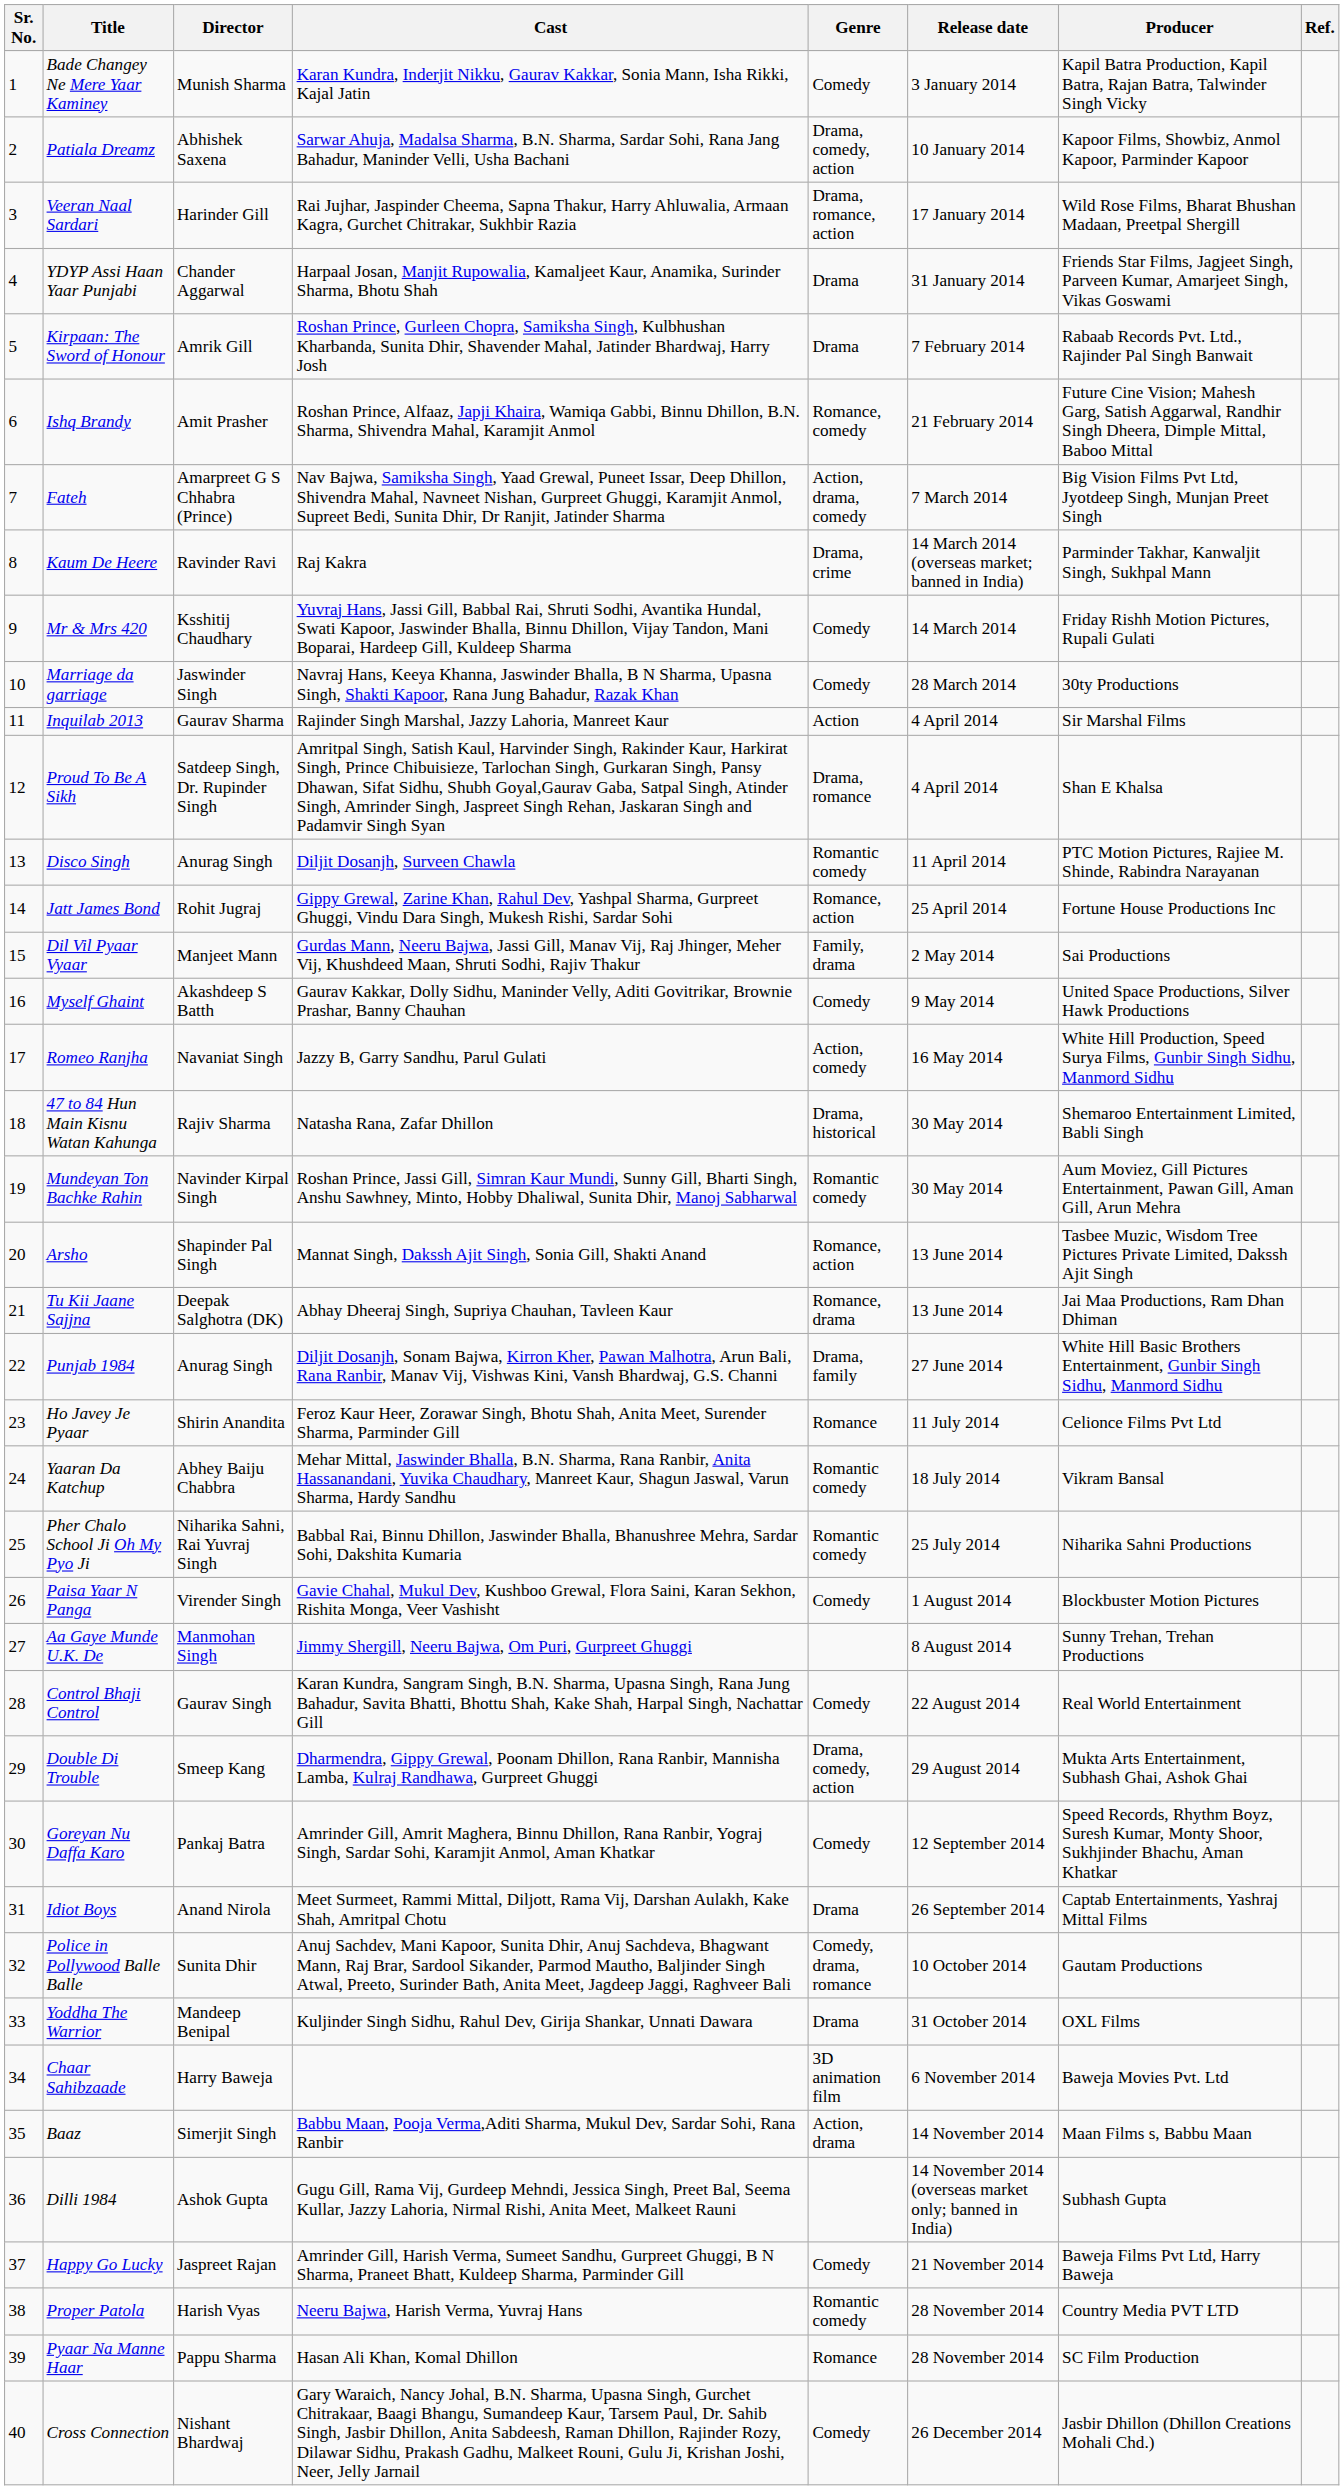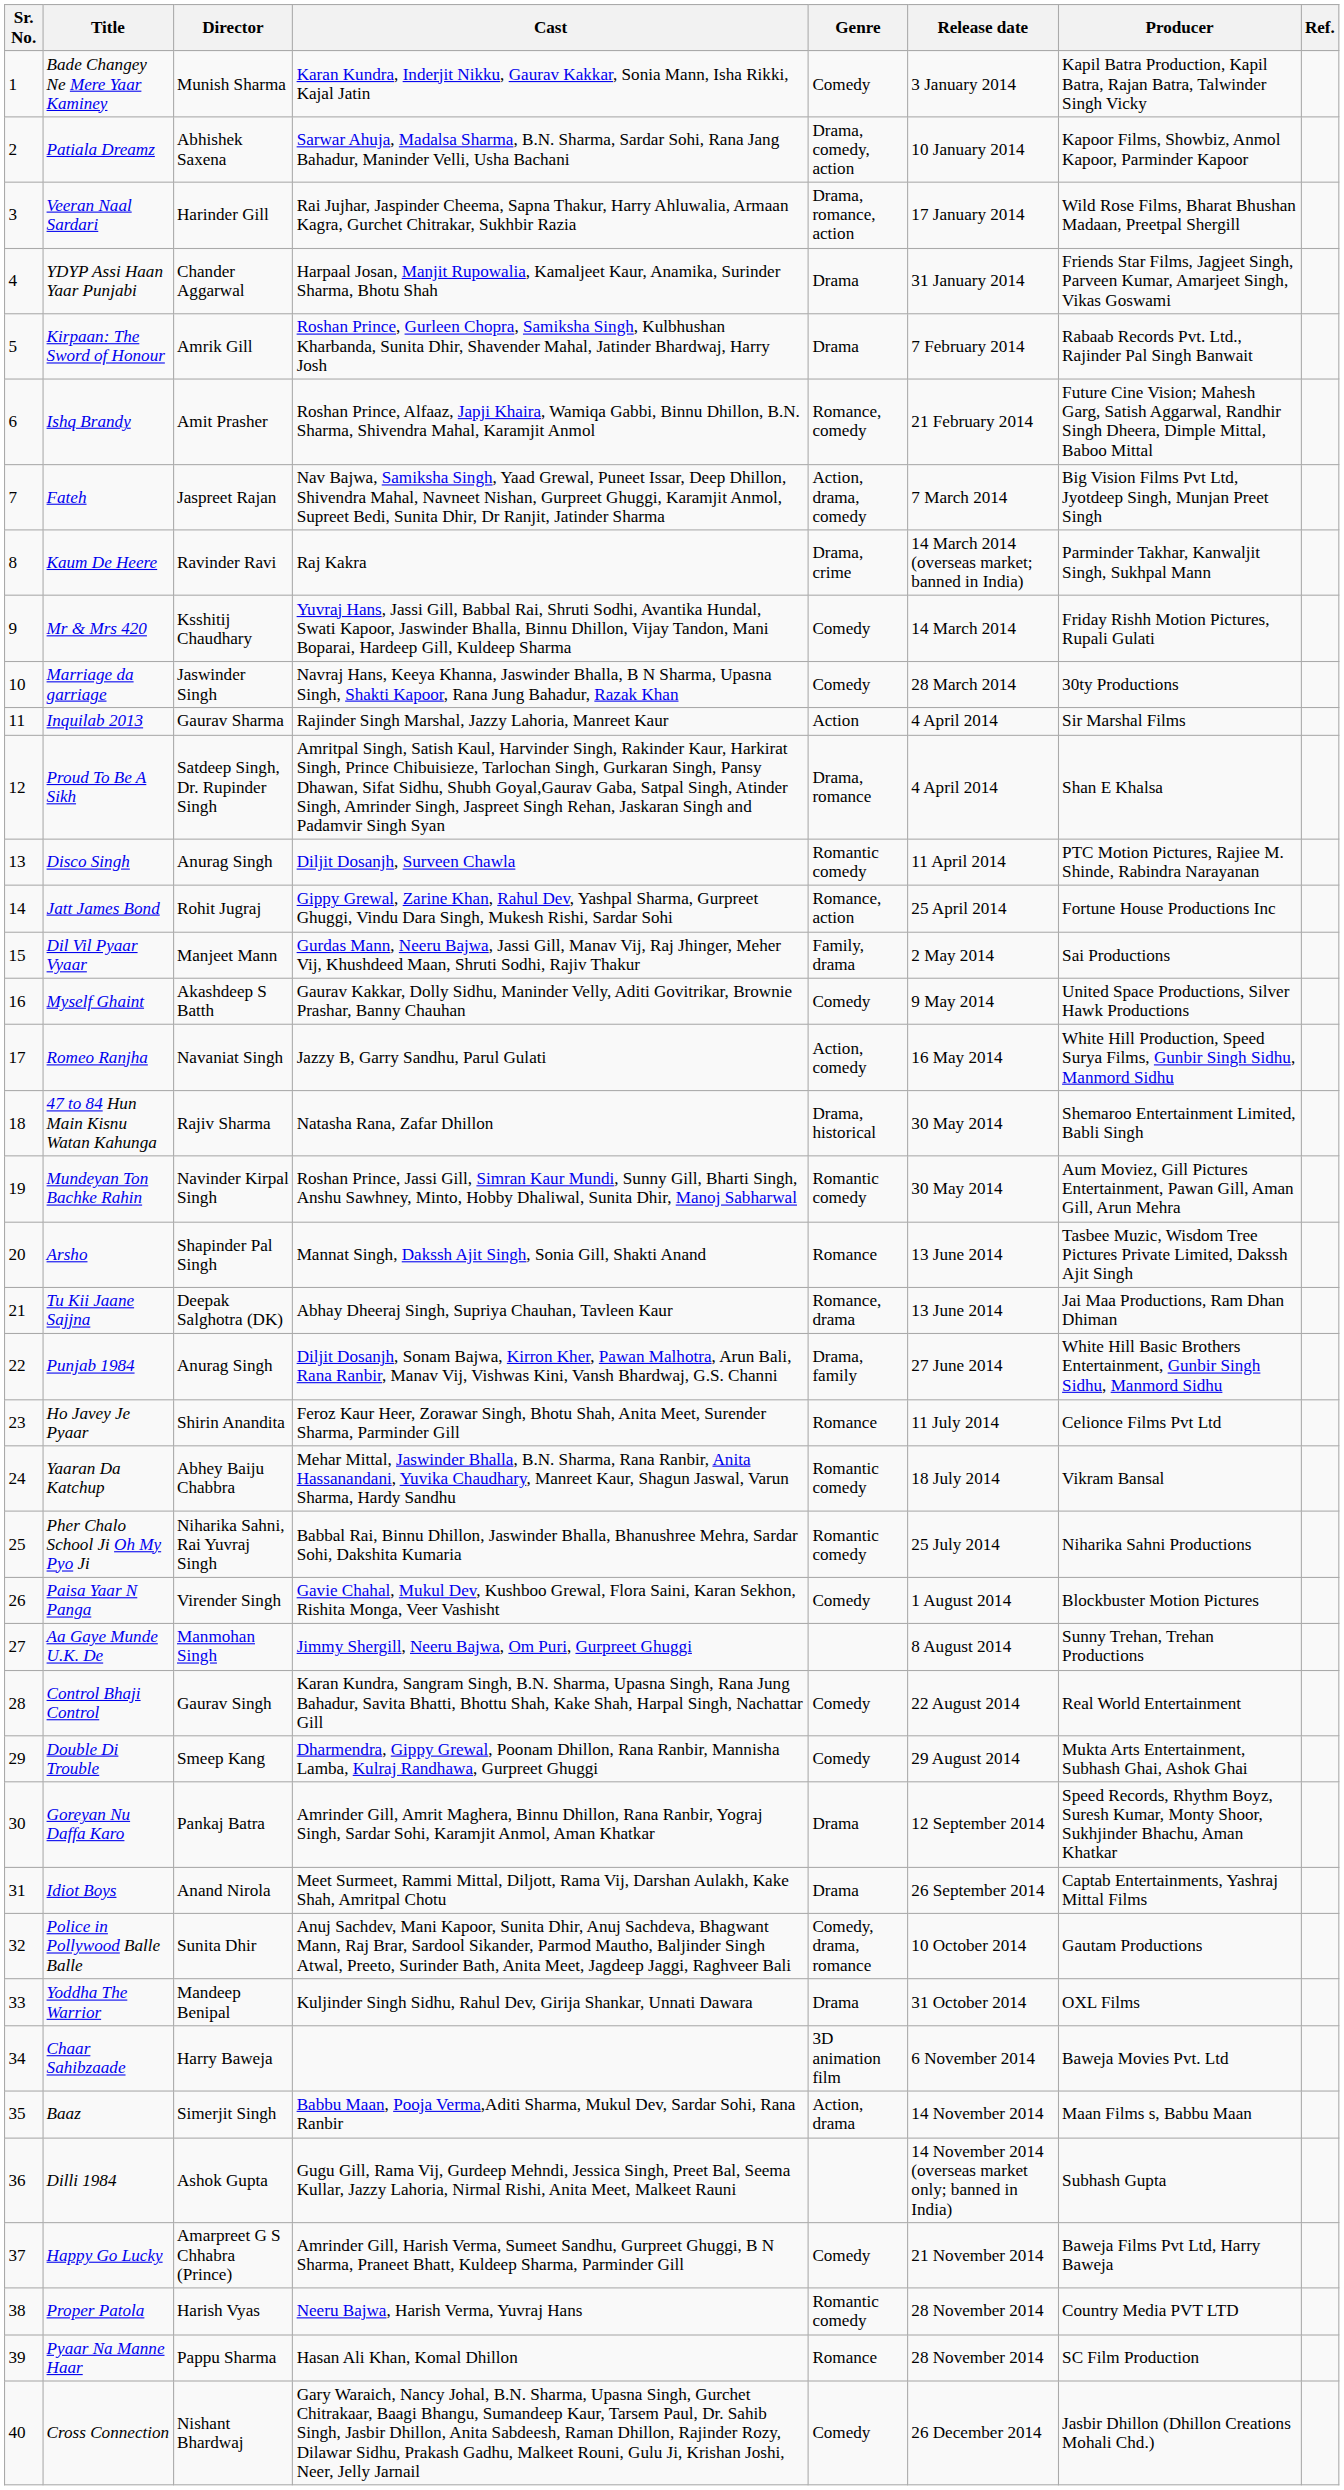(229, 497) Amarpreet G S Chhabra (Prince) -> (227, 497) Jaspreet Rajan
(847, 1254) Romance, action -> (845, 1254) Romance
(841, 1768) Drama, comedy, action -> (841, 1758) Comedy
(841, 1843) Comedy -> (836, 1824) Drama
(227, 2264) Jaspreet Rajan -> (229, 2255) Amarpreet G S Chhabra (Prince)
